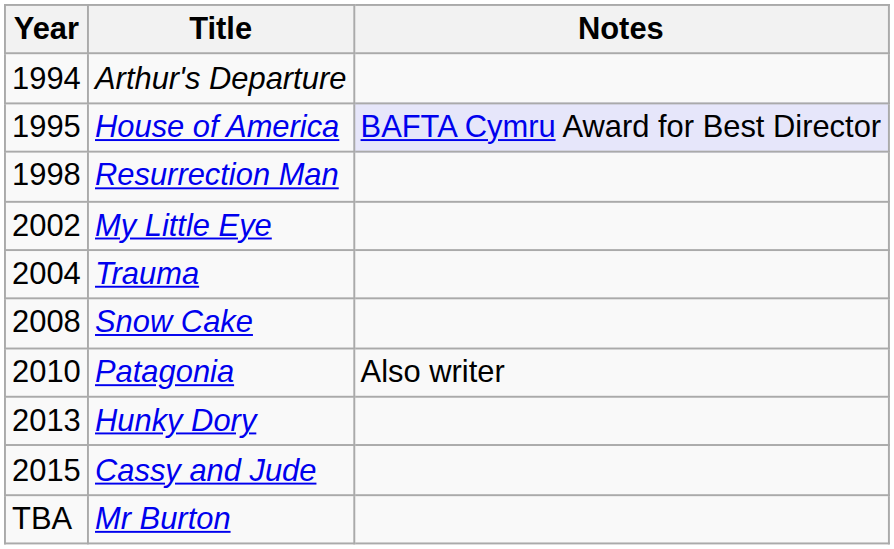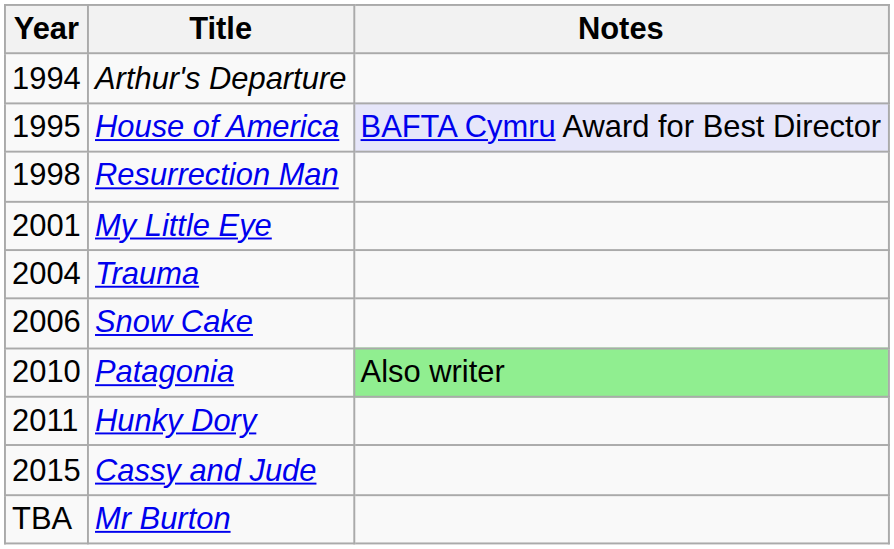(46, 224) 2002 -> (46, 224) 2001
(46, 322) 2008 -> (46, 322) 2006
(433, 371) no background -> (433, 371) lightgreen background
(46, 420) 2013 -> (45, 420) 2011
